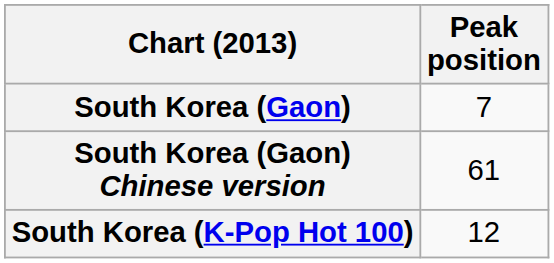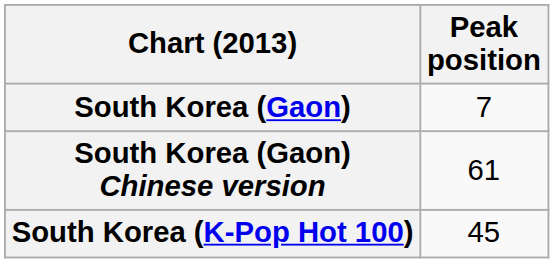(484, 232) 12 -> (484, 232) 45
